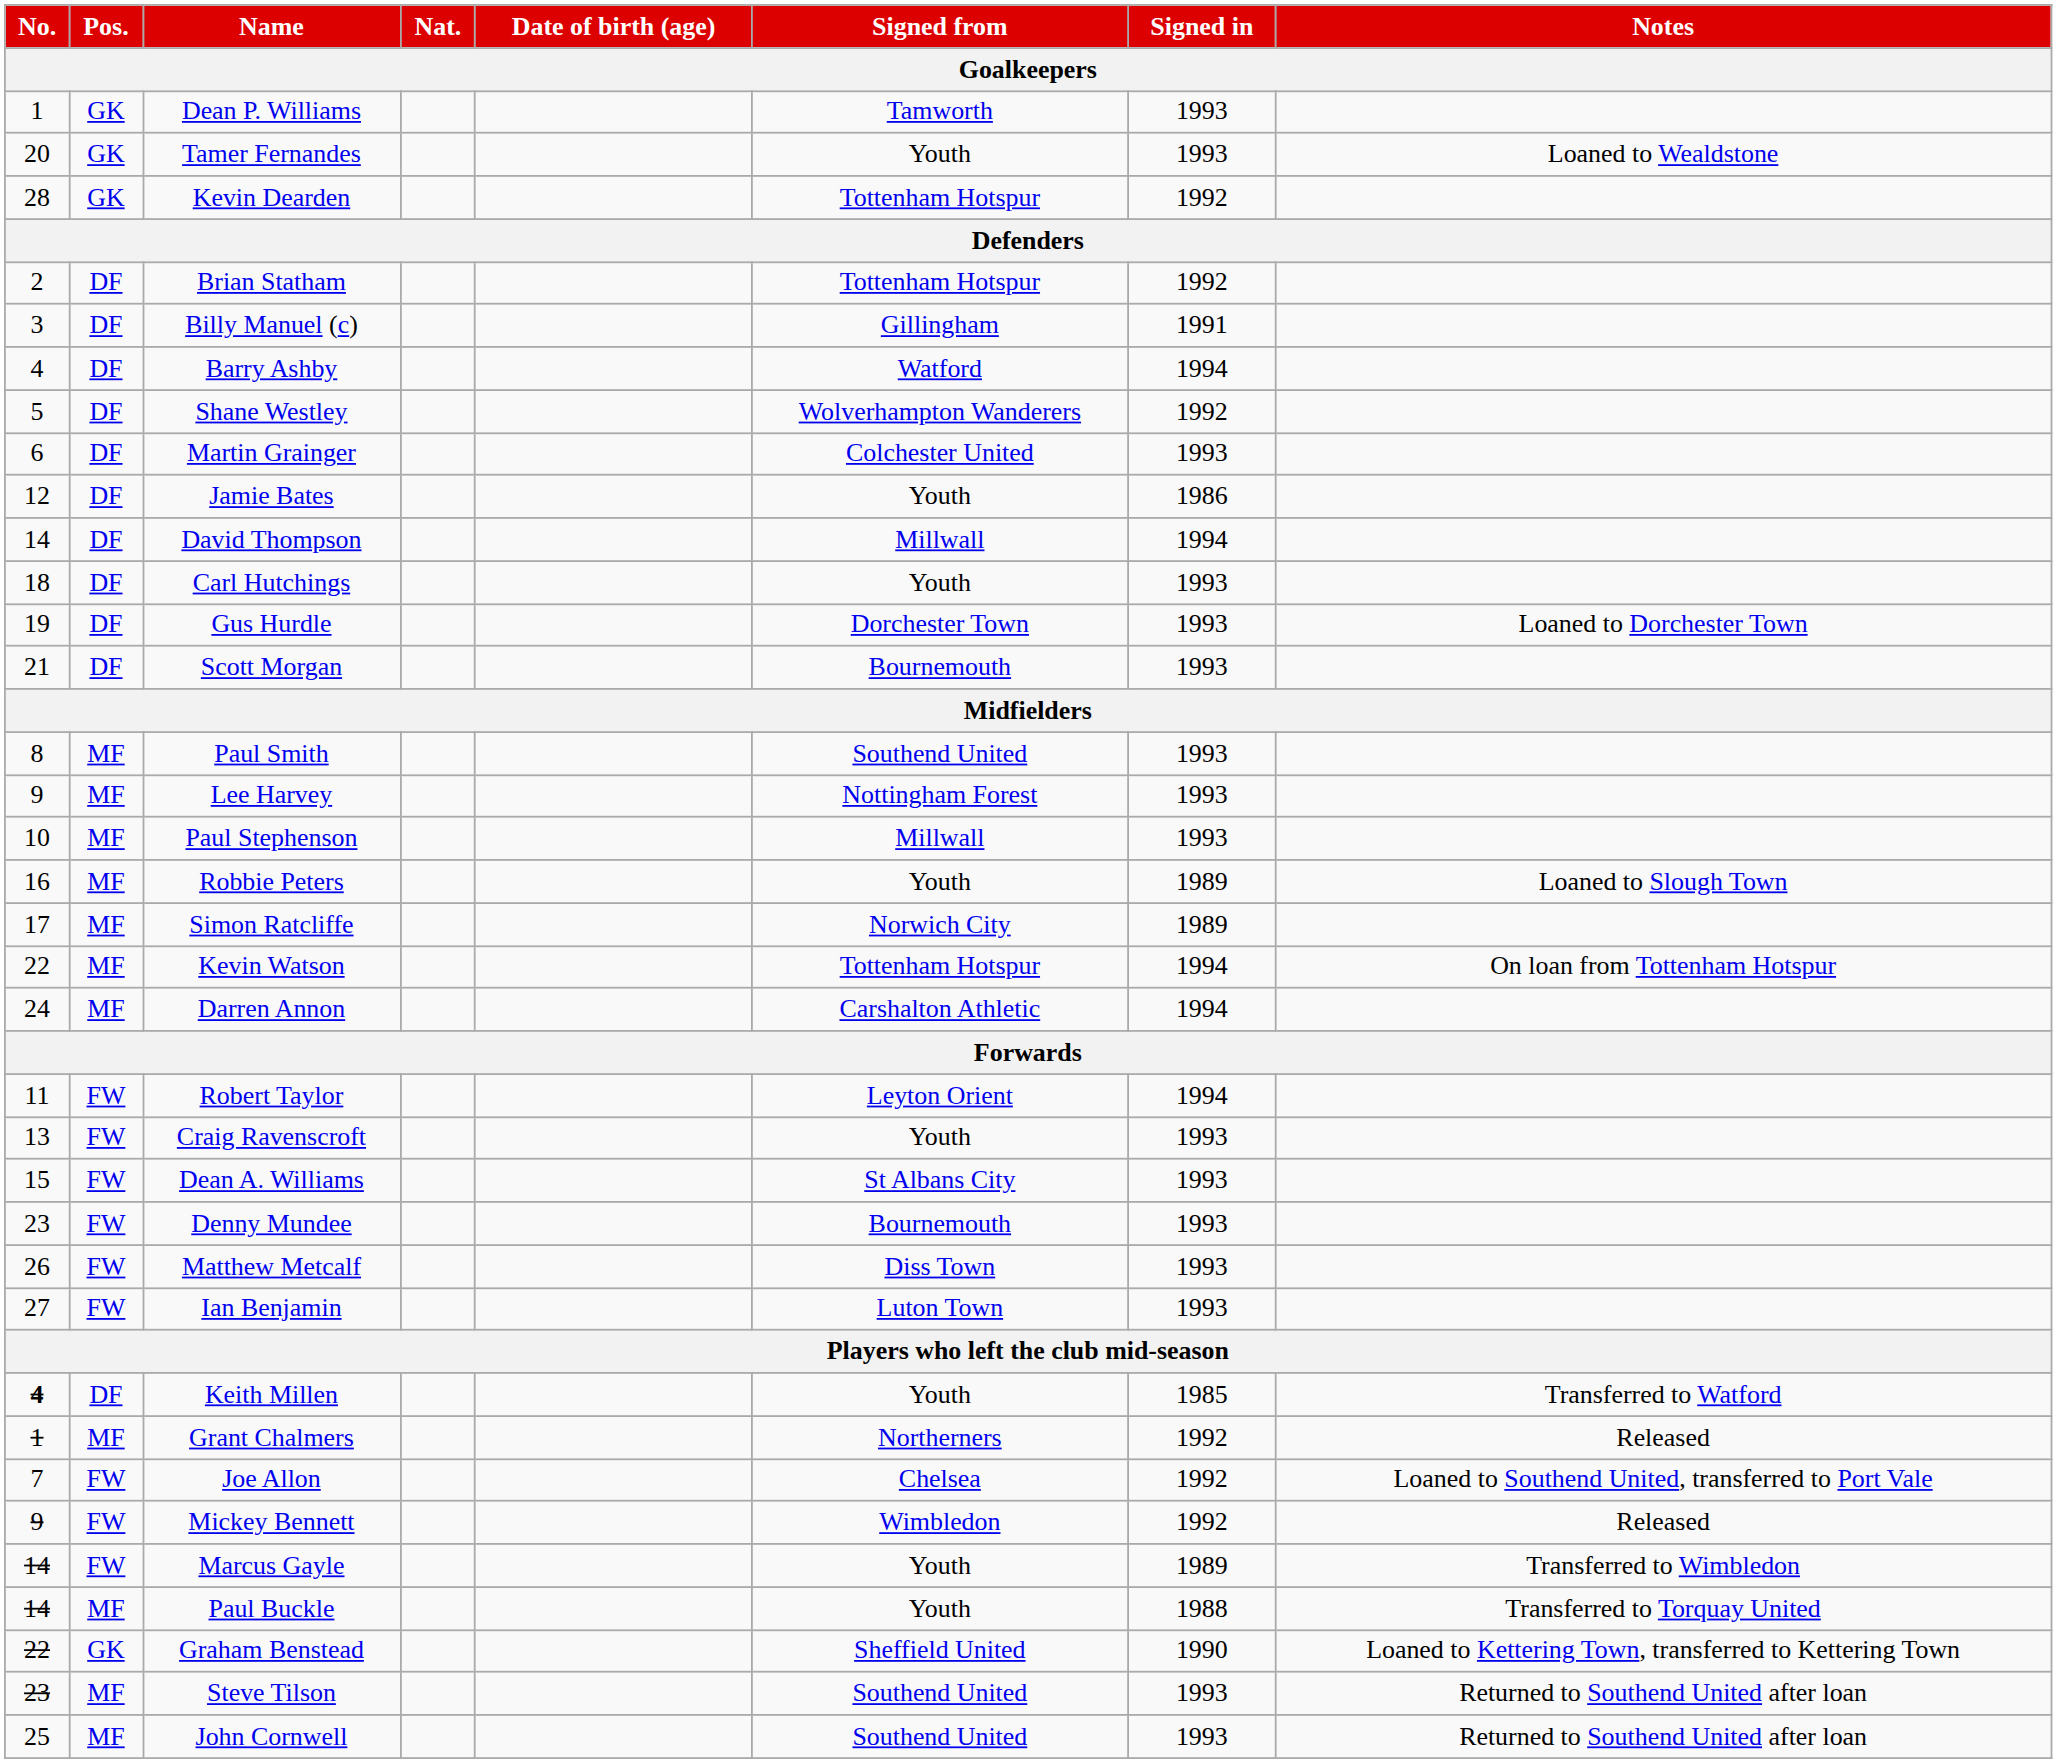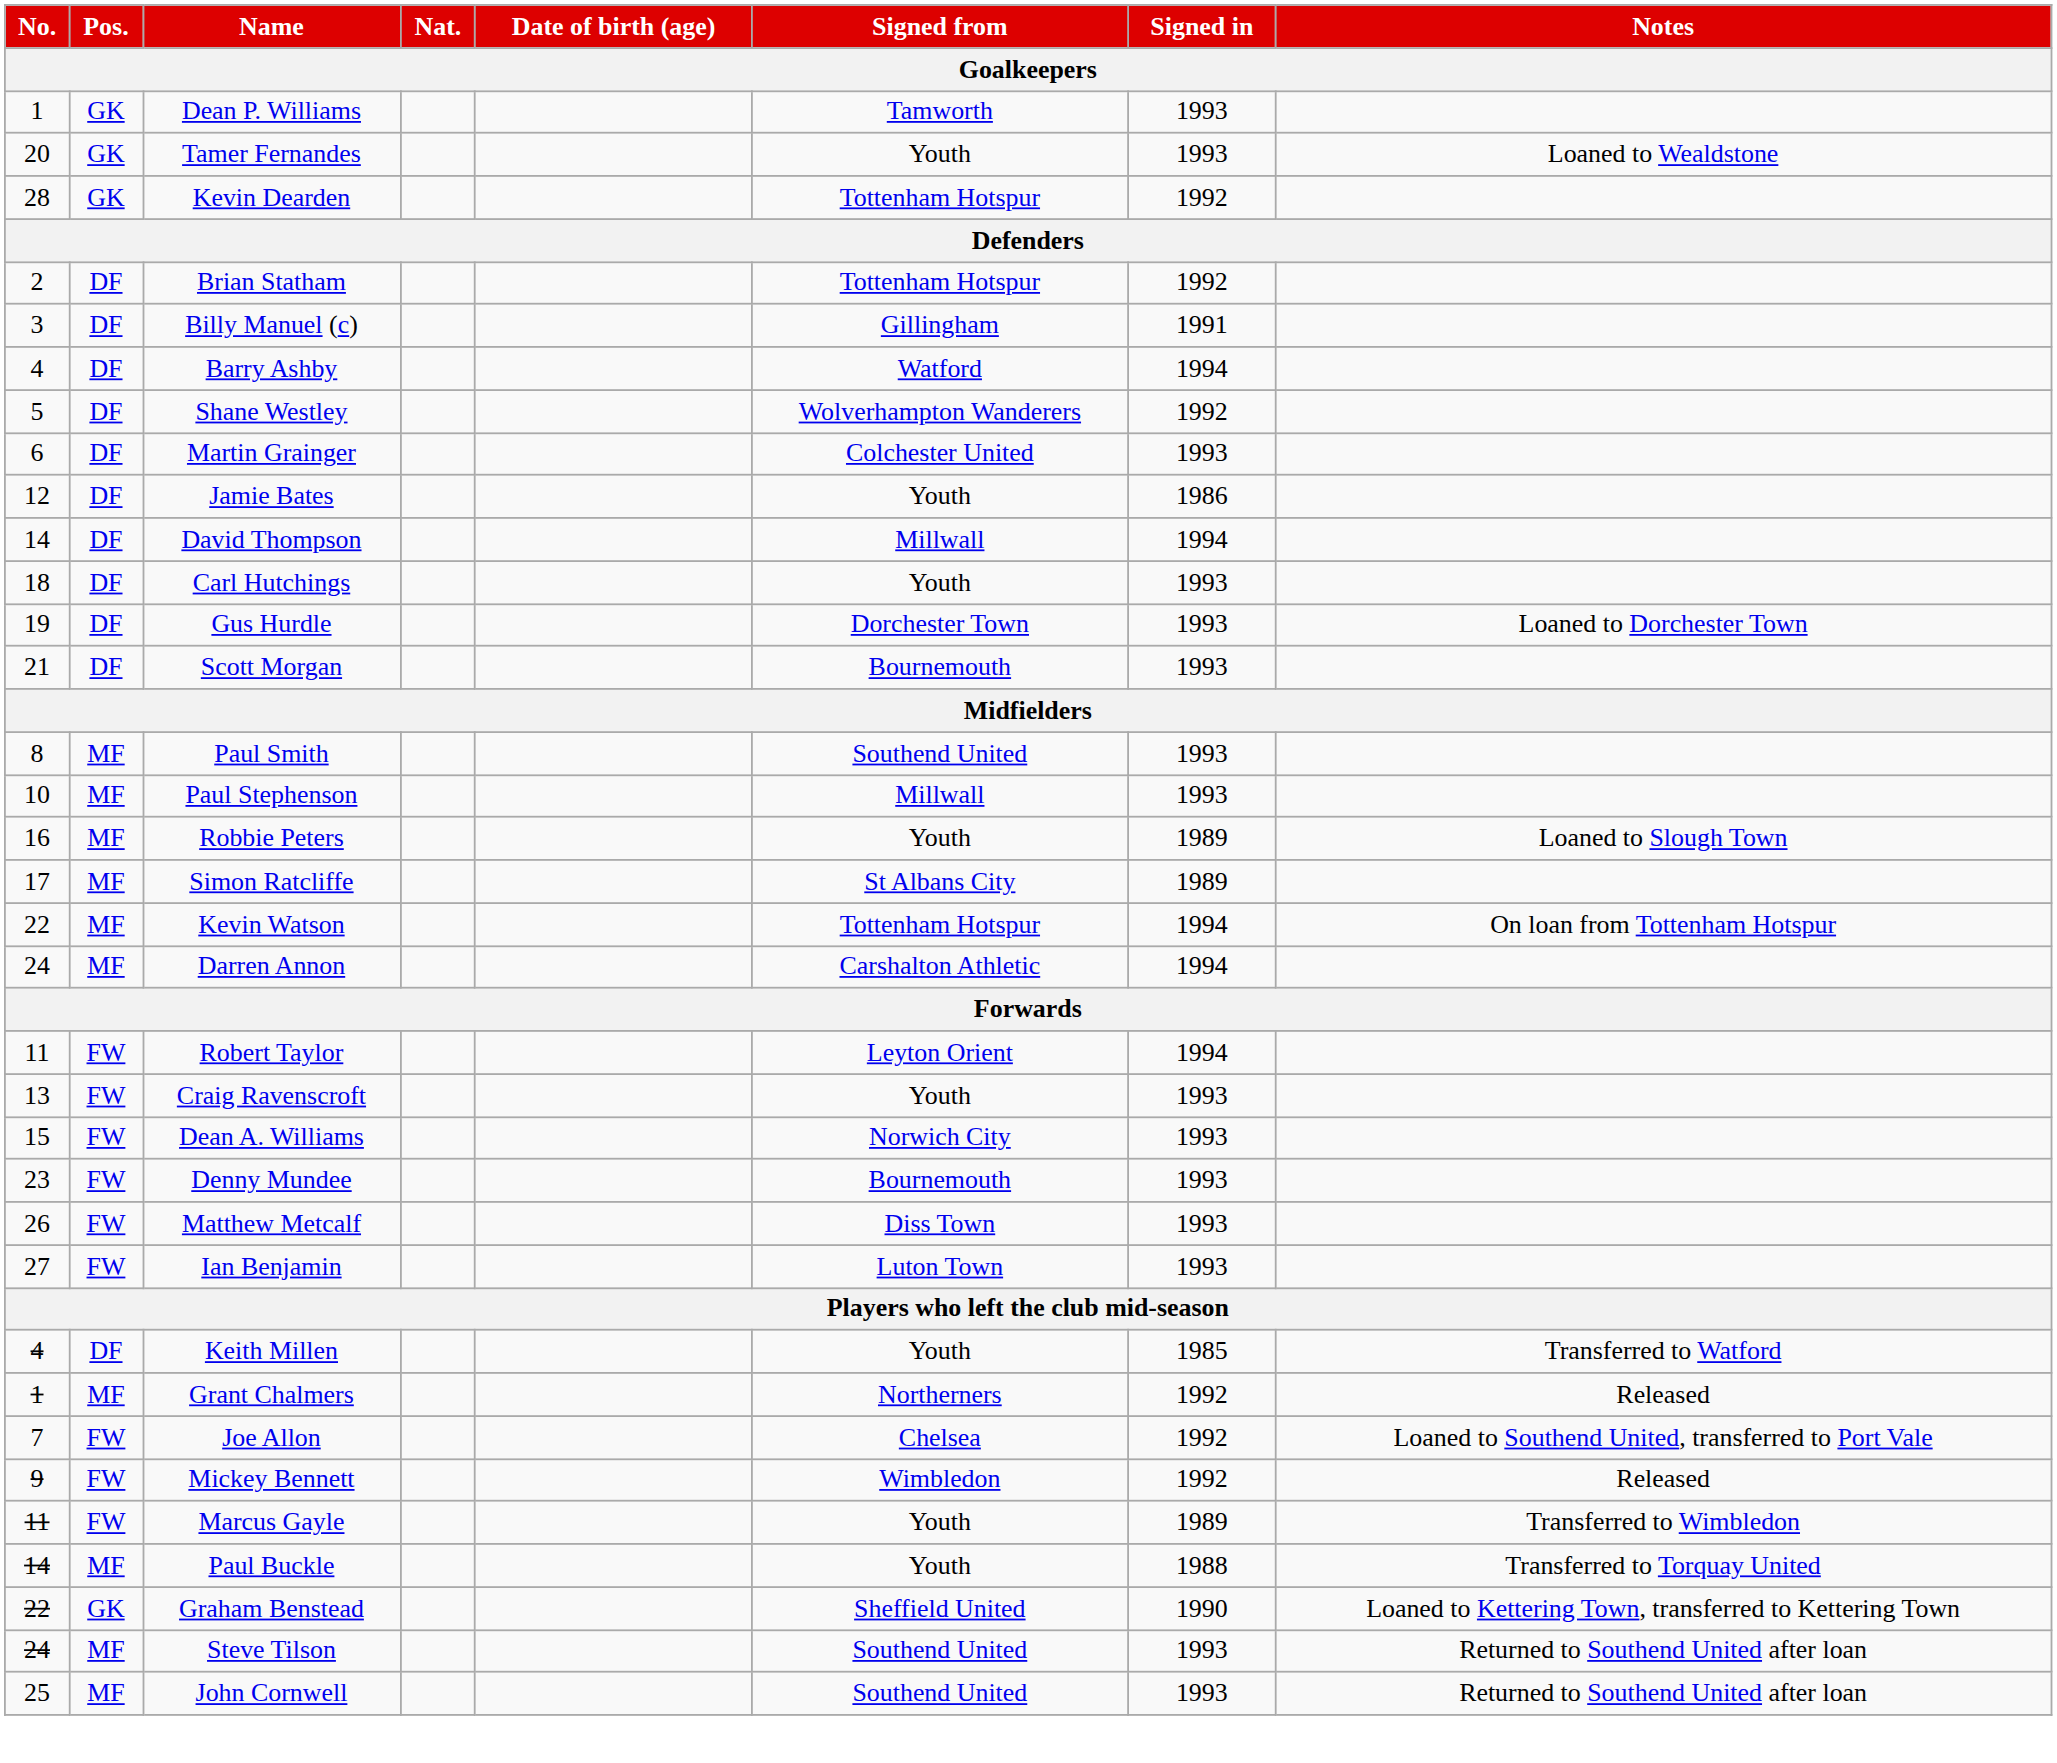- row: (271, 795)
(940, 924) Norwich City -> (940, 881) St Albans City
(940, 1180) St Albans City -> (940, 1137) Norwich City
(37, 1394) bold -> (37, 1351) normal
(37, 1565) 14 -> (37, 1522) 11
(37, 1693) 23 -> (37, 1650) 24
